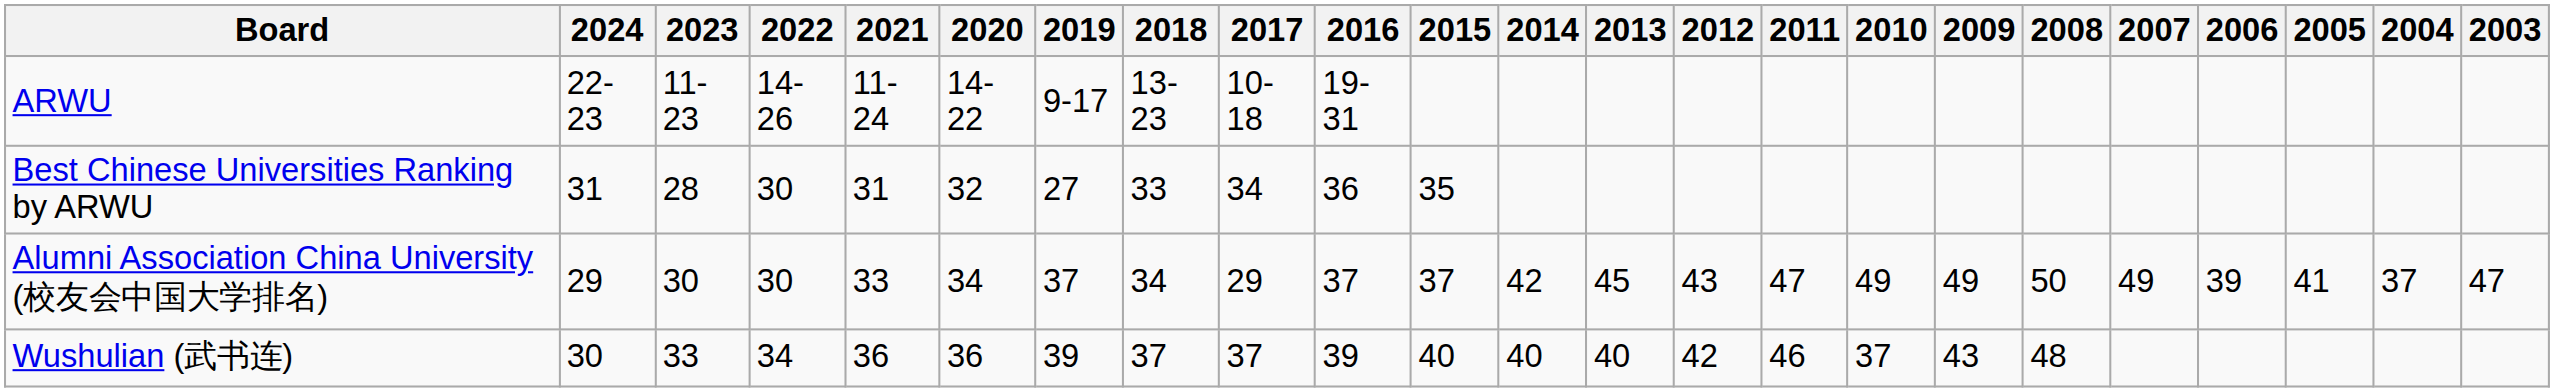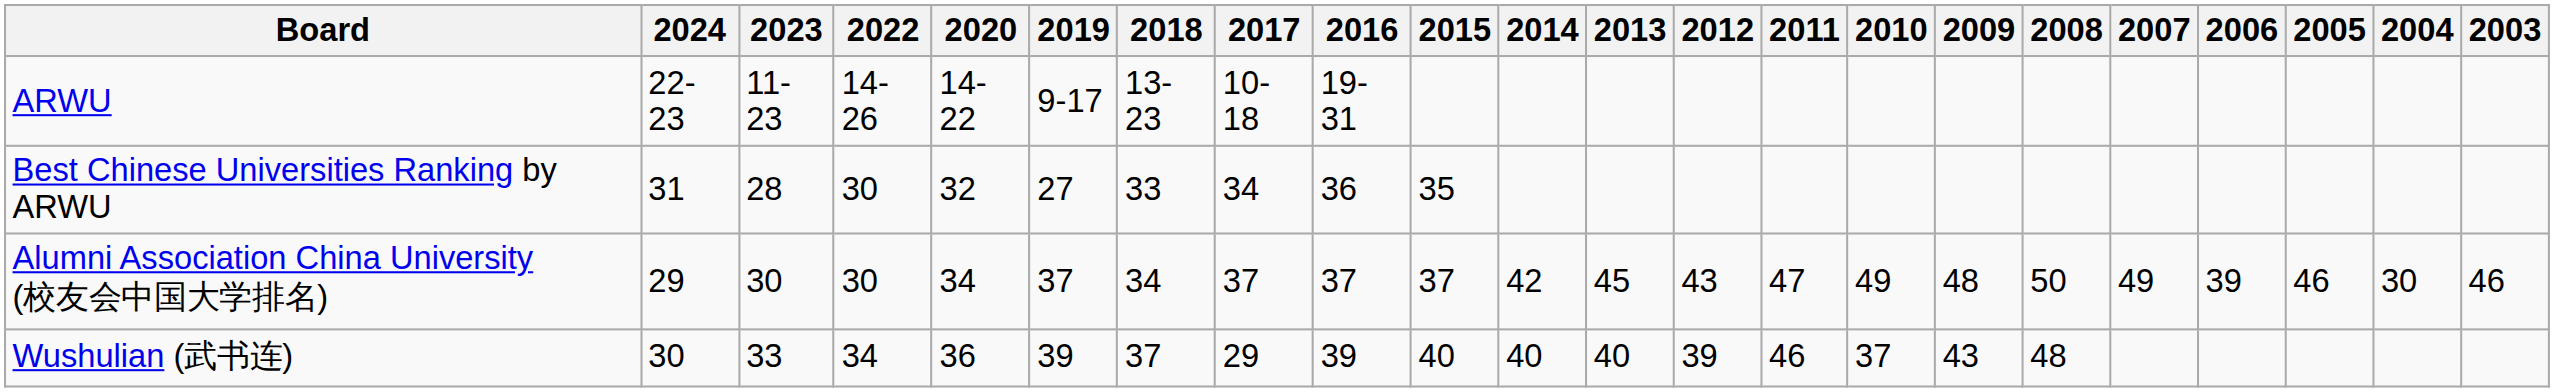- column: (892, 30)
(1245, 280) 29 -> (1241, 280) 37
(1961, 280) 49 -> (1961, 280) 48
(2312, 280) 41 -> (2311, 280) 46
(2399, 280) 37 -> (2399, 280) 30
(2487, 280) 47 -> (2487, 280) 46
(1245, 356) 37 -> (1241, 356) 29
(1700, 356) 42 -> (1700, 356) 39
